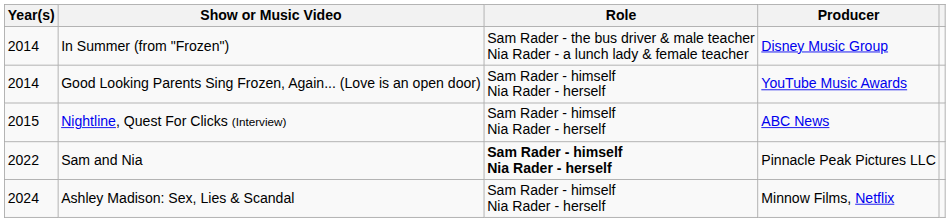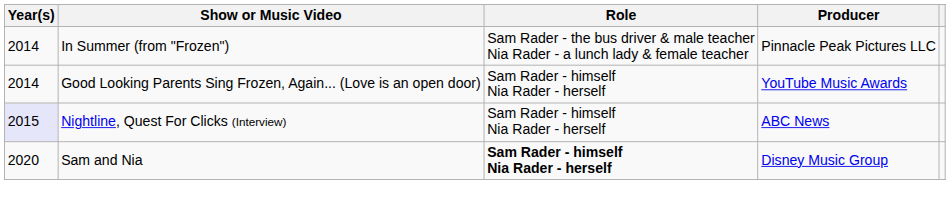(825, 45) Disney Music Group -> (849, 45) Pinnacle Peak Pictures LLC
(23, 122) no background -> (23, 122) lavender background
(23, 160) 2022 -> (23, 160) 2020
(849, 160) Pinnacle Peak Pictures LLC -> (825, 160) Disney Music Group
- row: (178, 198)
